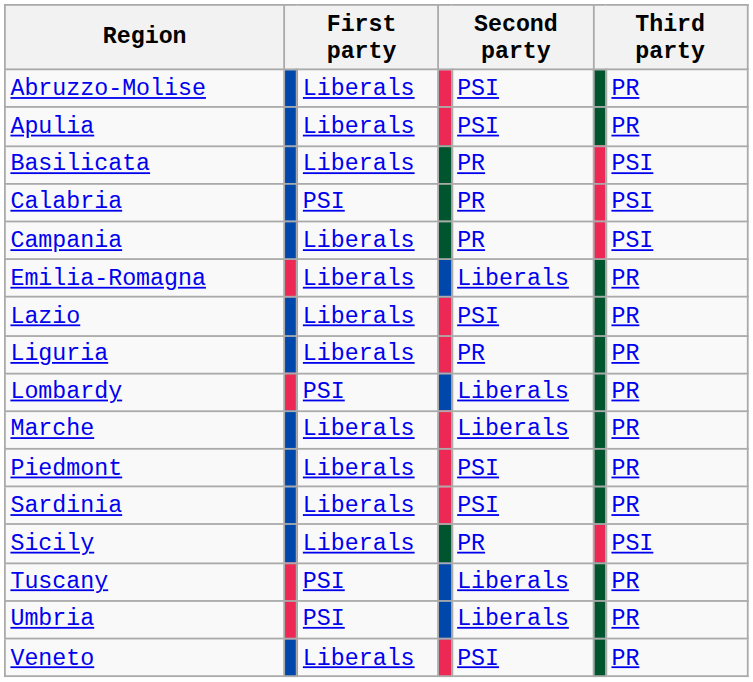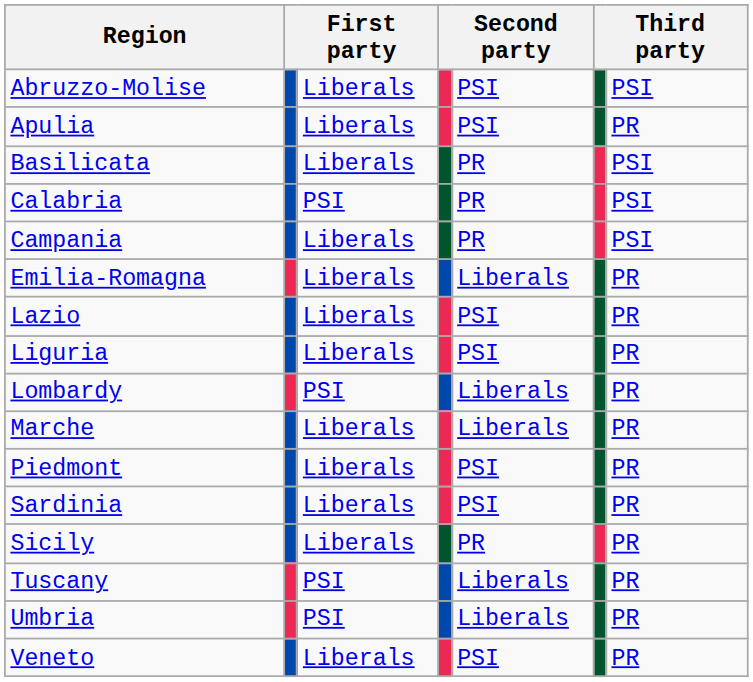(625, 89) PR -> (632, 89) PSI
(471, 354) PR -> (478, 354) PSI
(632, 544) PSI -> (625, 544) PR
